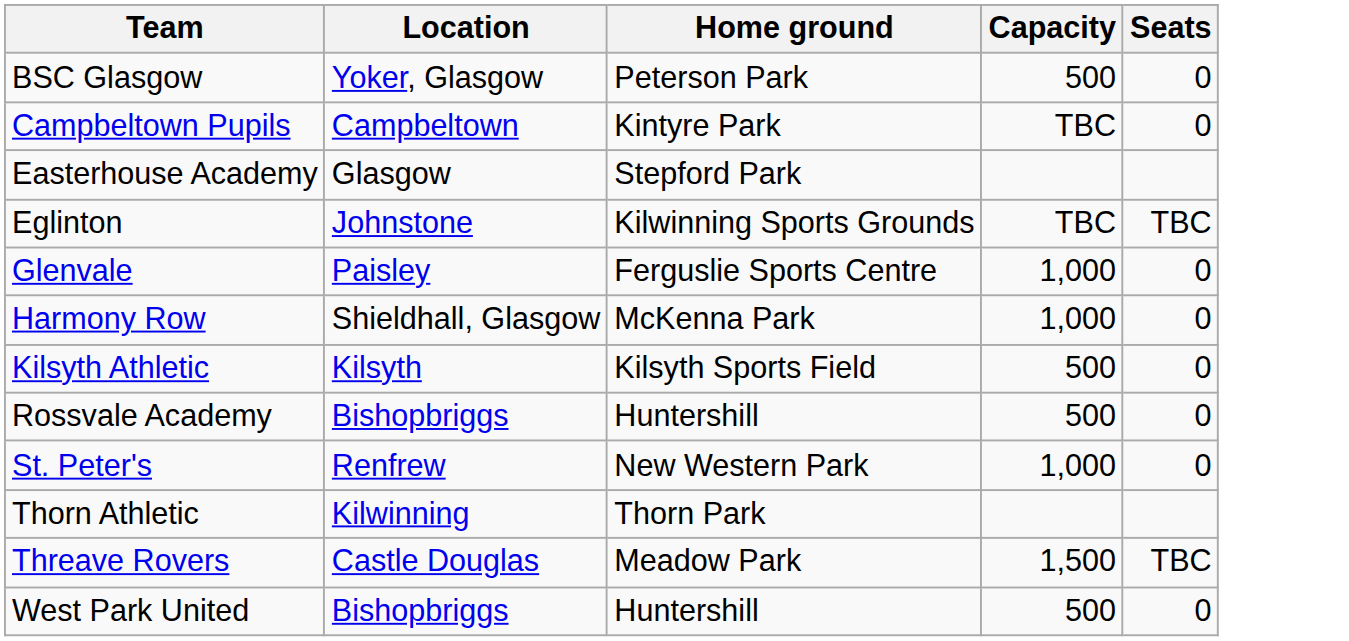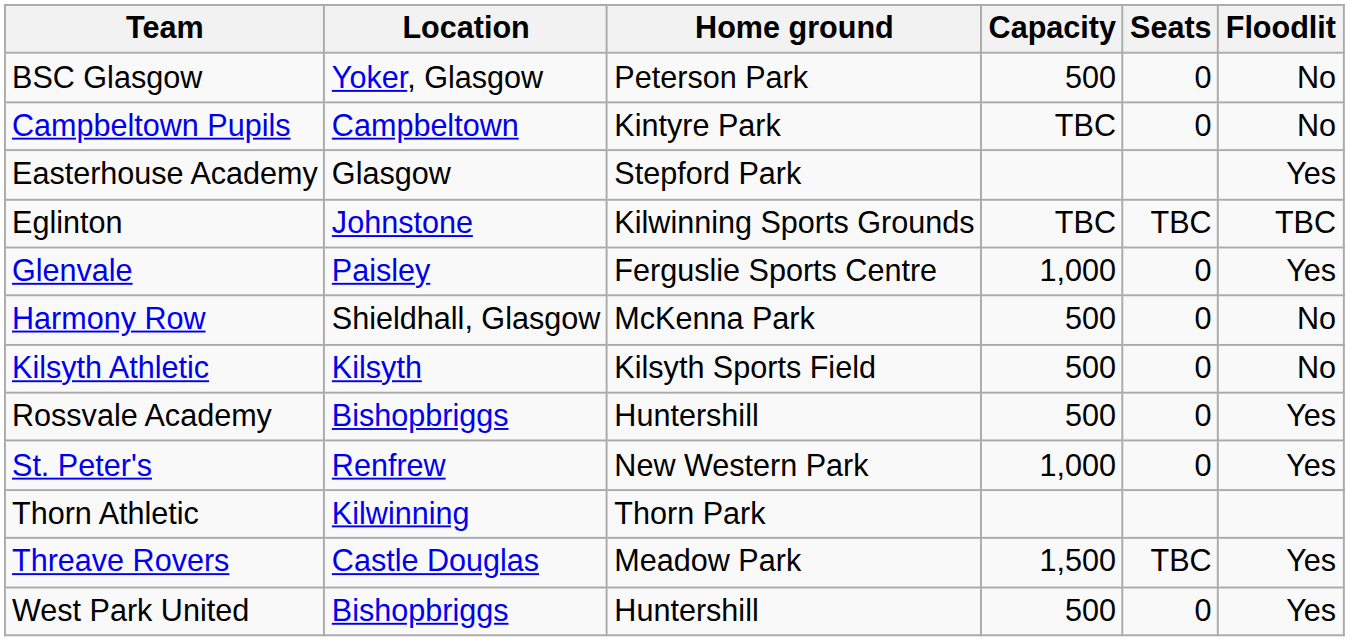+ column: (1281, 28)
(1078, 319) 1,000 -> (1090, 319) 500
